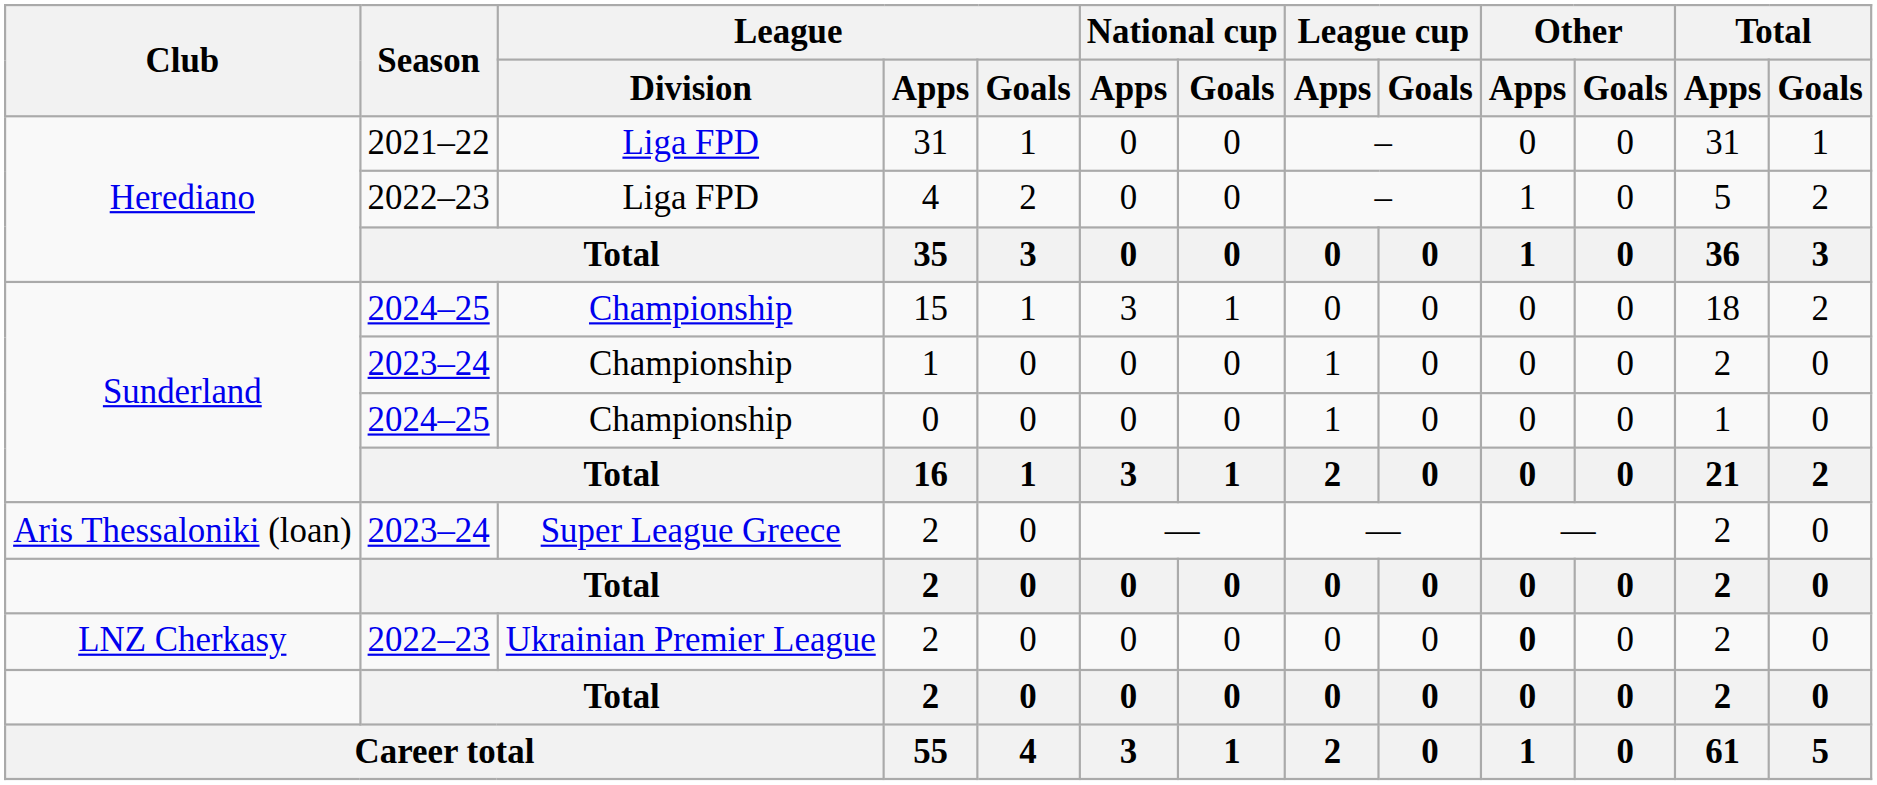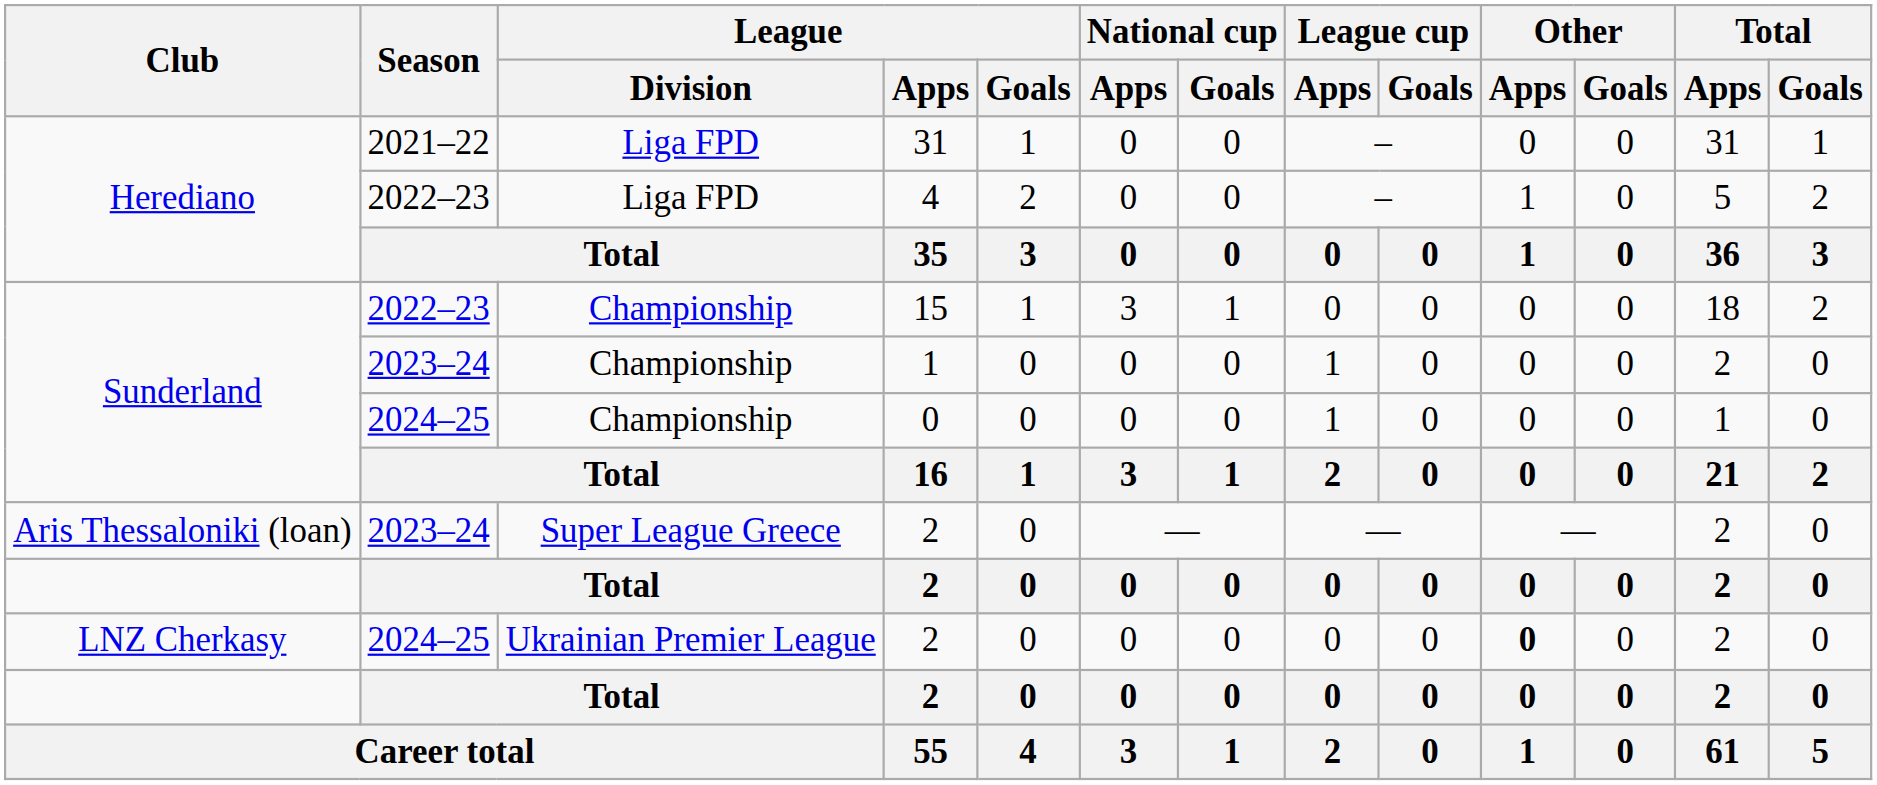(429, 308) 2024–25 -> (429, 308) 2022–23
(429, 640) 2022–23 -> (429, 640) 2024–25
